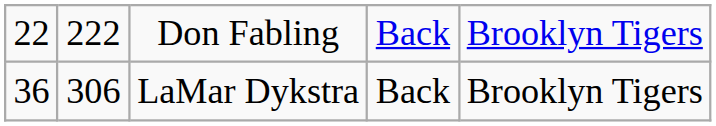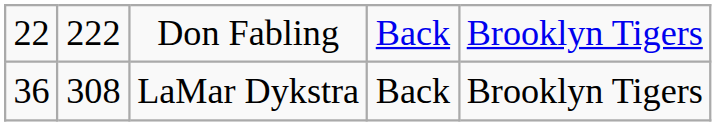(93, 90) 306 -> (93, 90) 308
